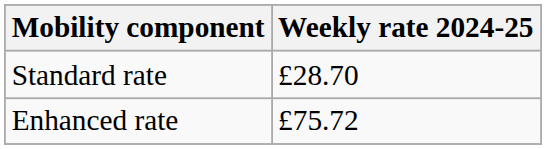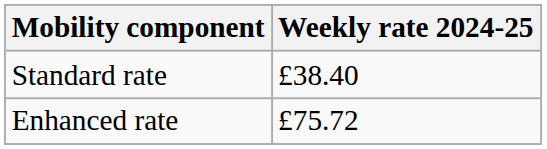(318, 74) £28.70 -> (318, 74) £38.40
